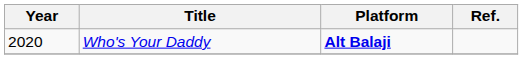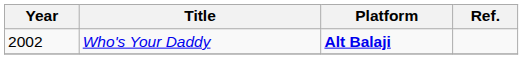(25, 41) 2020 -> (25, 41) 2002
